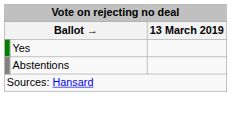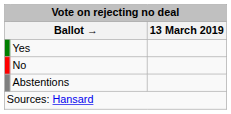+ row: (19, 65)
